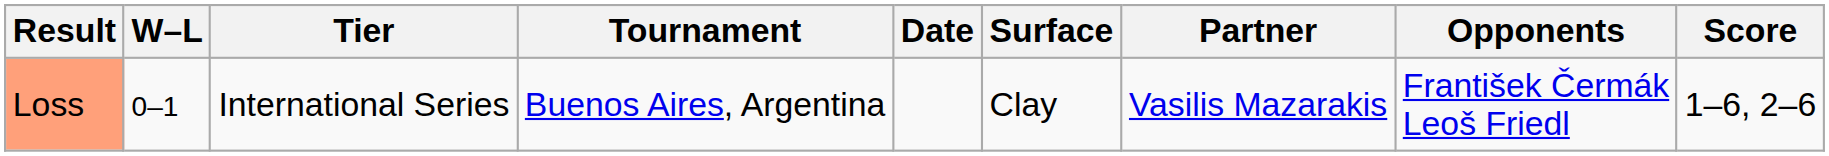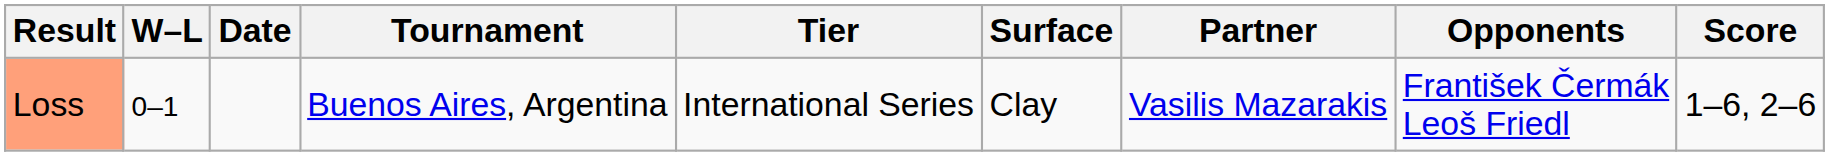columns swapped: (937, 31) <-> (364, 31)
